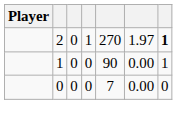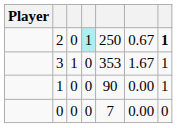(88, 39) no background -> (88, 39) paleturquoise background
(110, 39) 270 -> (110, 39) 250
(141, 39) 1.97 -> (141, 39) 0.67
+ row: (60, 63)
